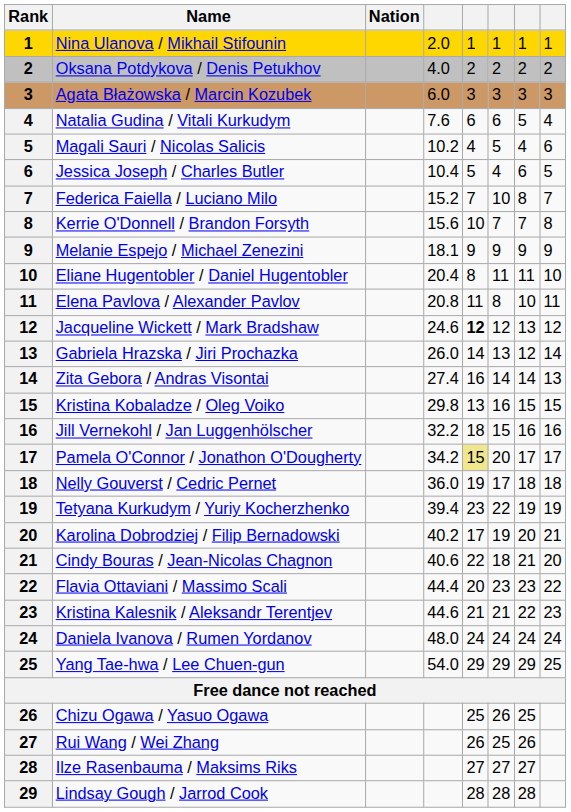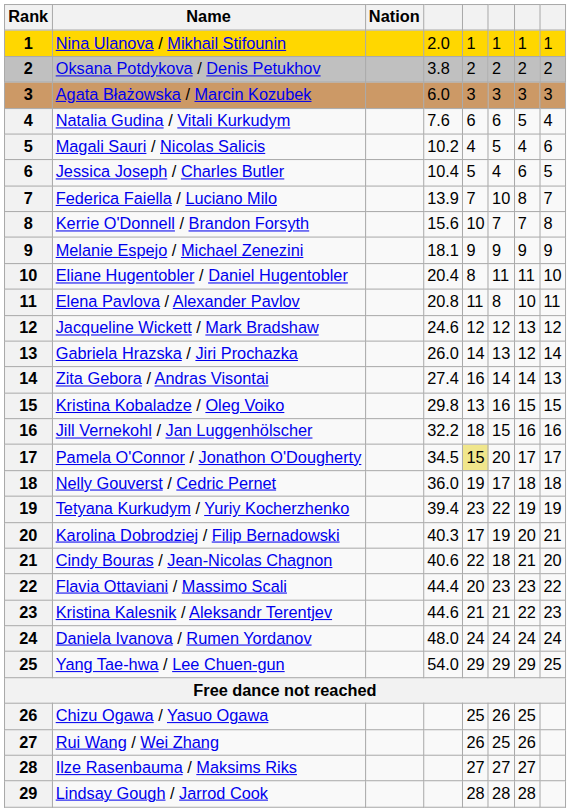(438, 69) 4.0 -> (438, 69) 3.8
(443, 198) 15.2 -> (443, 198) 13.9
(476, 328) bold -> (476, 328) normal
(443, 457) 34.2 -> (443, 457) 34.5
(443, 535) 40.2 -> (443, 535) 40.3
